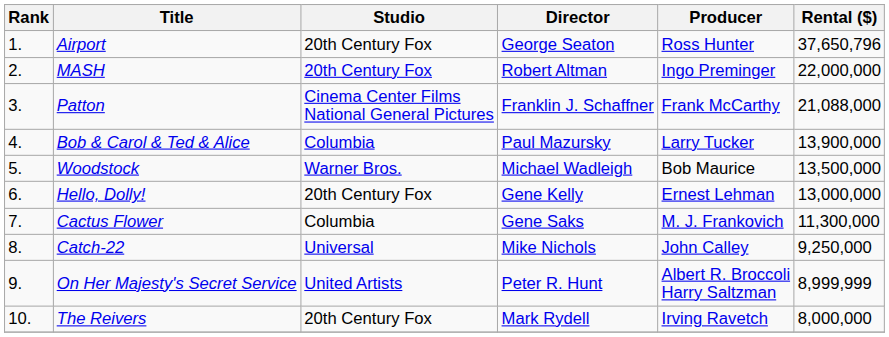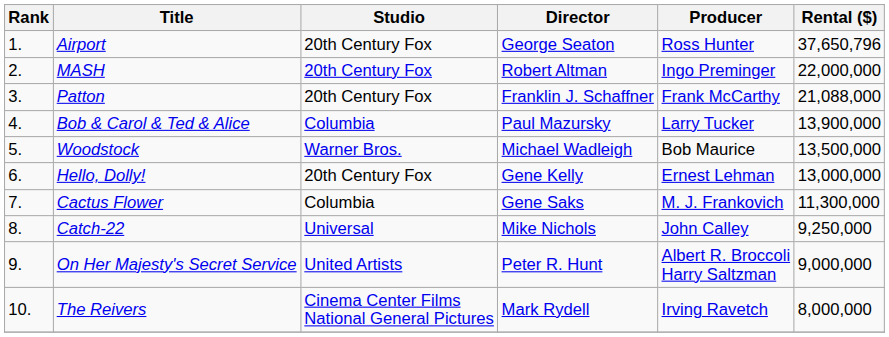(399, 106) Cinema Center Films National General Pictures -> (368, 96) 20th Century Fox
(835, 283) 8,999,999 -> (835, 264) 9,000,000
(368, 319) 20th Century Fox -> (399, 309) Cinema Center Films National General Pictures
